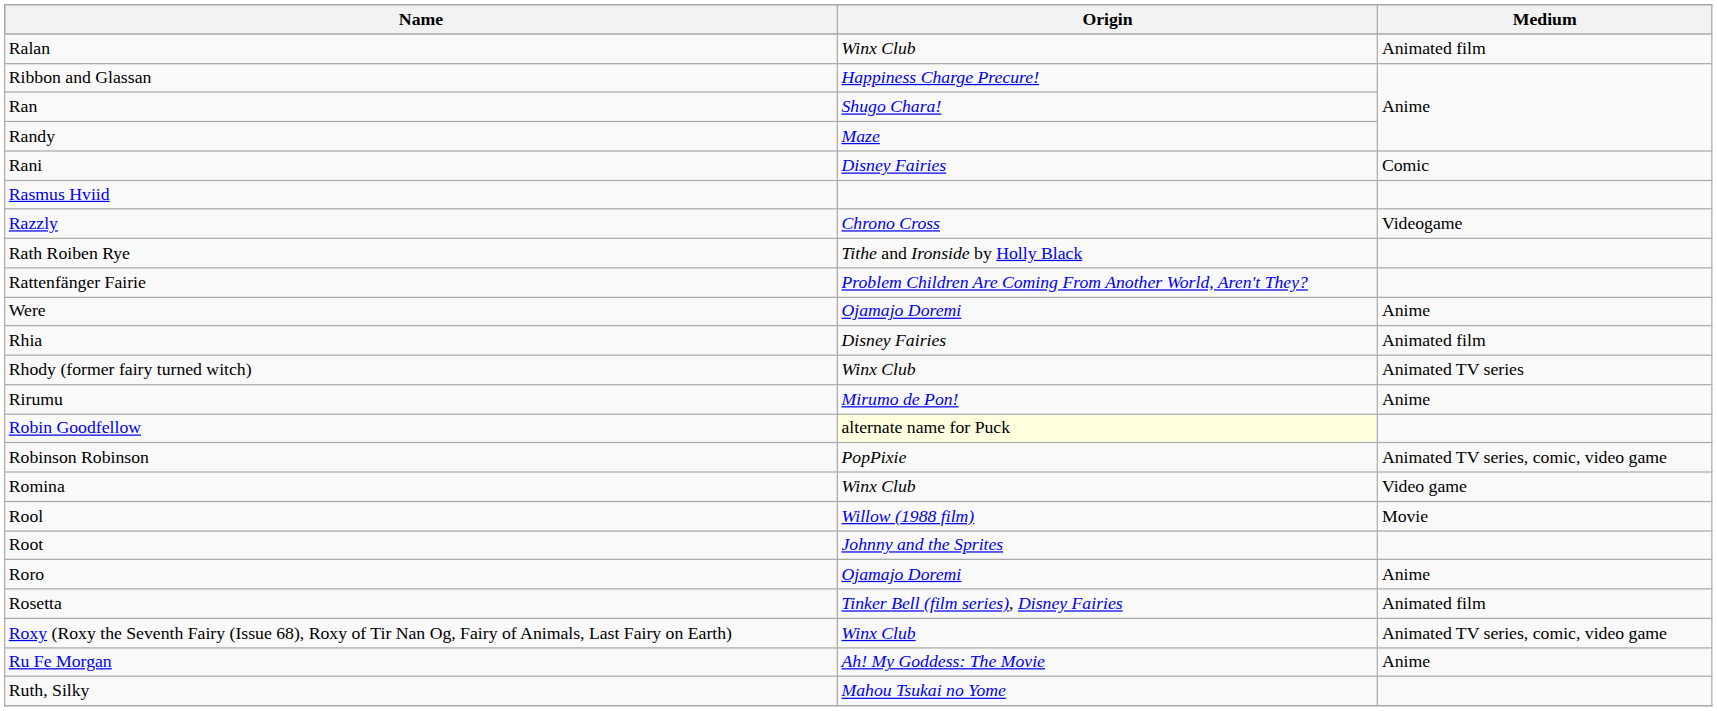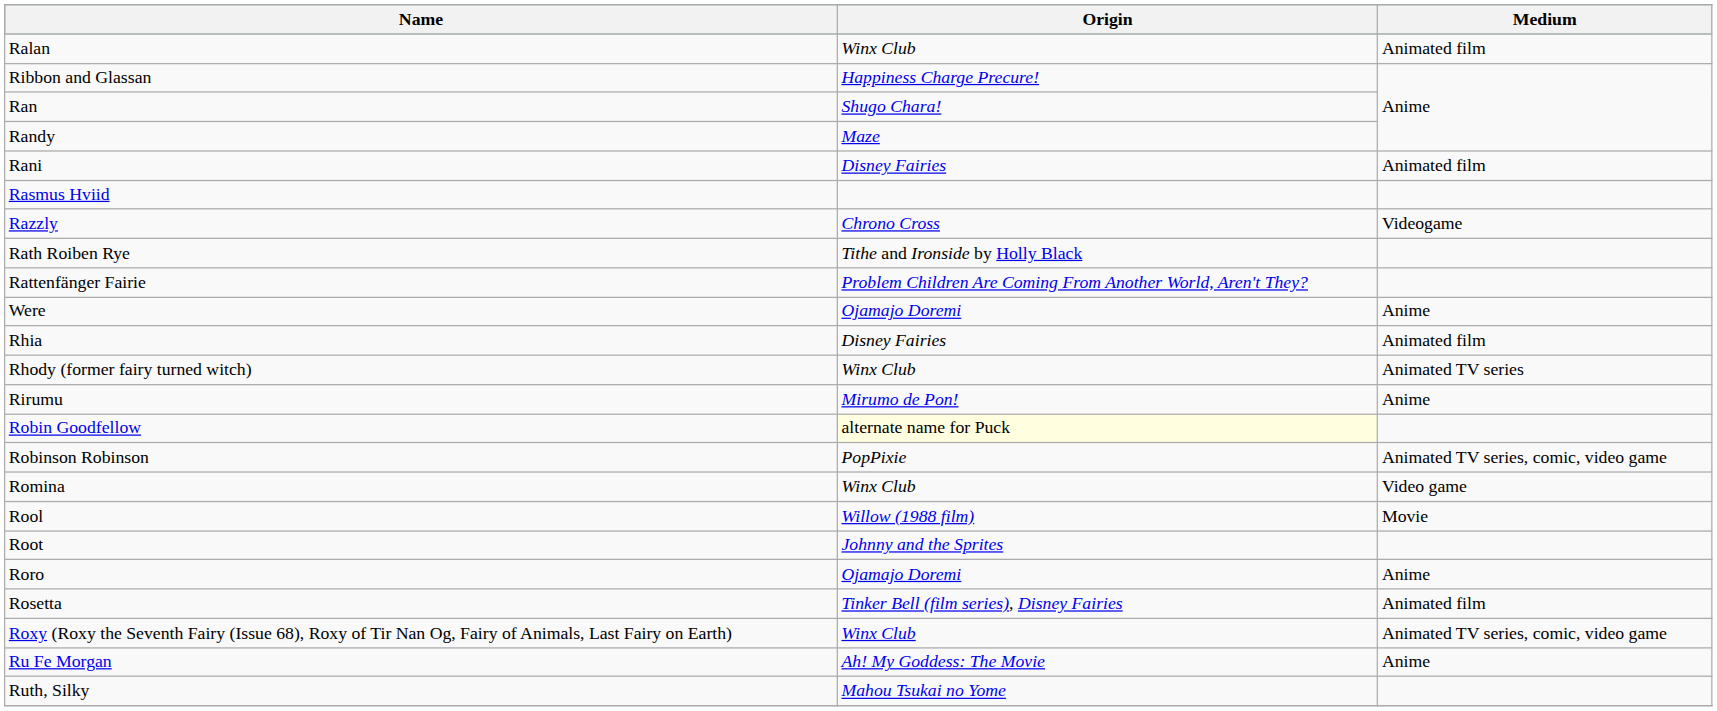(1406, 165) Comic -> (1434, 165) Animated film
